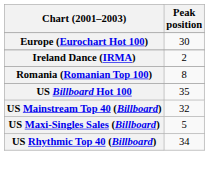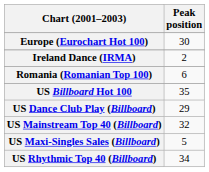(184, 74) 8 -> (184, 74) 6
+ row: (84, 108)
